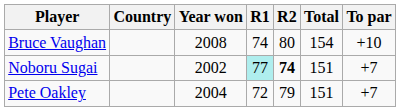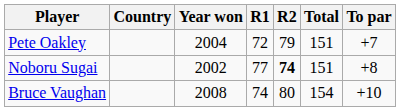rows swapped: (47, 93) <-> (57, 42)
(260, 67) paleturquoise background -> (260, 67) no background
(369, 67) +7 -> (369, 67) +8
